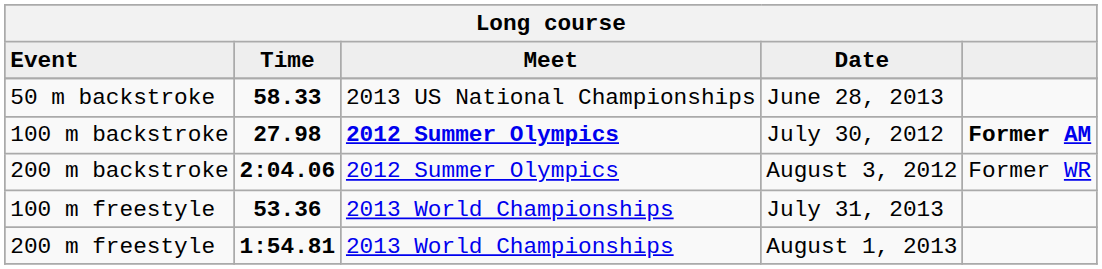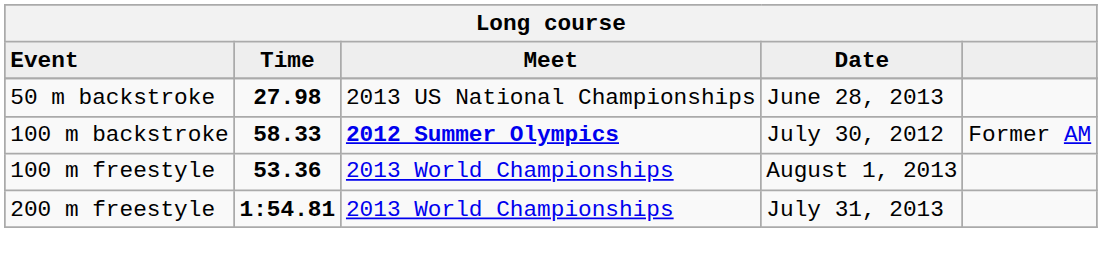(287, 98) 58.33 -> (287, 98) 27.98
(287, 135) 27.98 -> (287, 135) 58.33
(1030, 135) bold -> (1030, 135) normal
- row: (120, 172)
(855, 209) July 31, 2013 -> (862, 172) August 1, 2013
(862, 246) August 1, 2013 -> (855, 209) July 31, 2013
